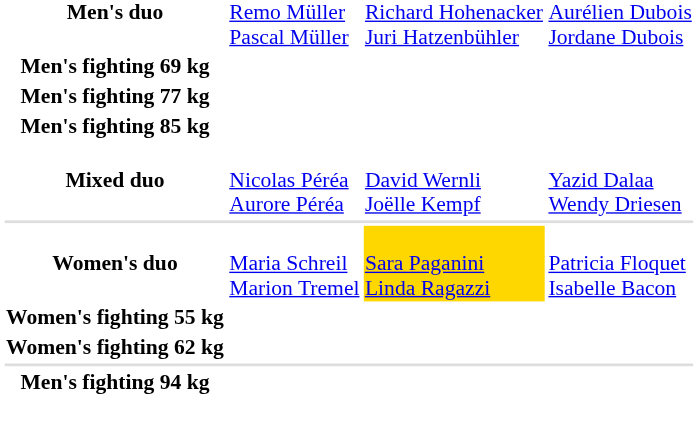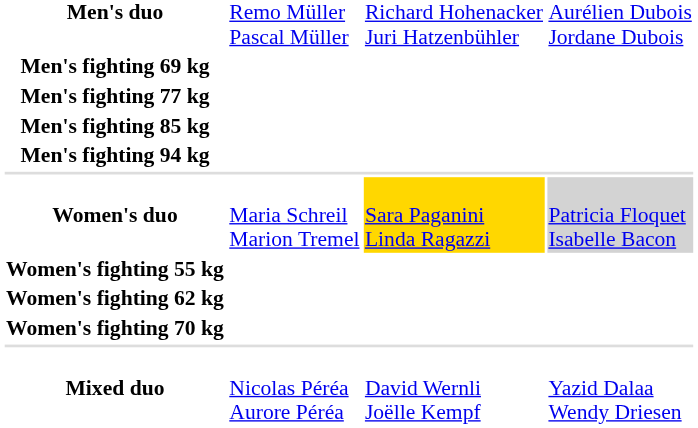rows swapped: (115, 382) <-> (115, 179)
(617, 275) no background -> (617, 226) lightgrey background
+ row: (115, 328)
